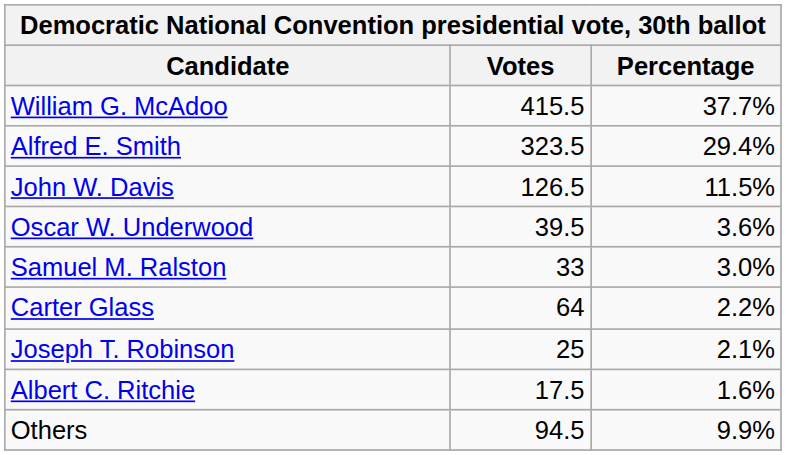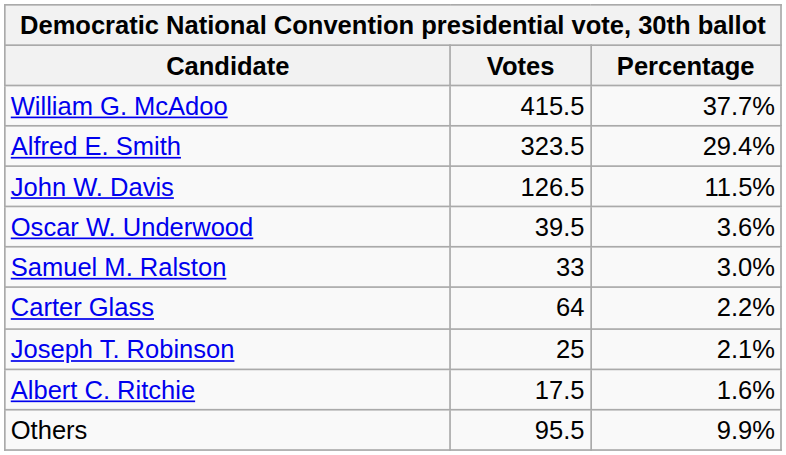(560, 429) 94.5 -> (560, 429) 95.5
